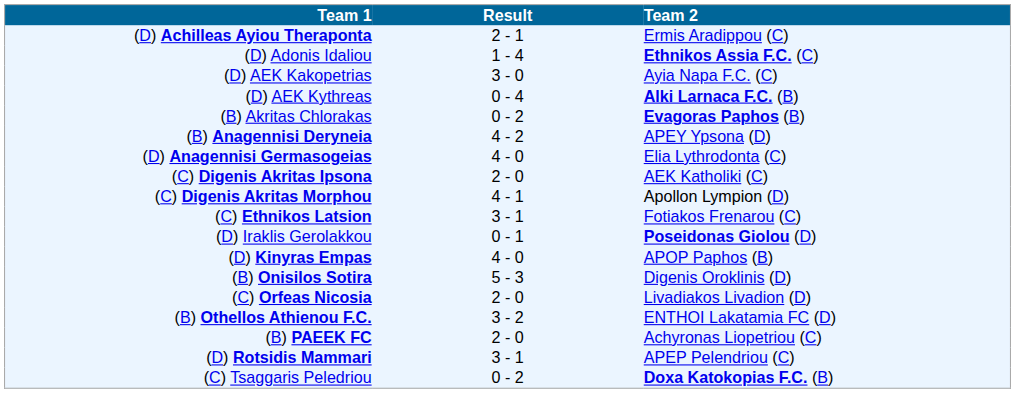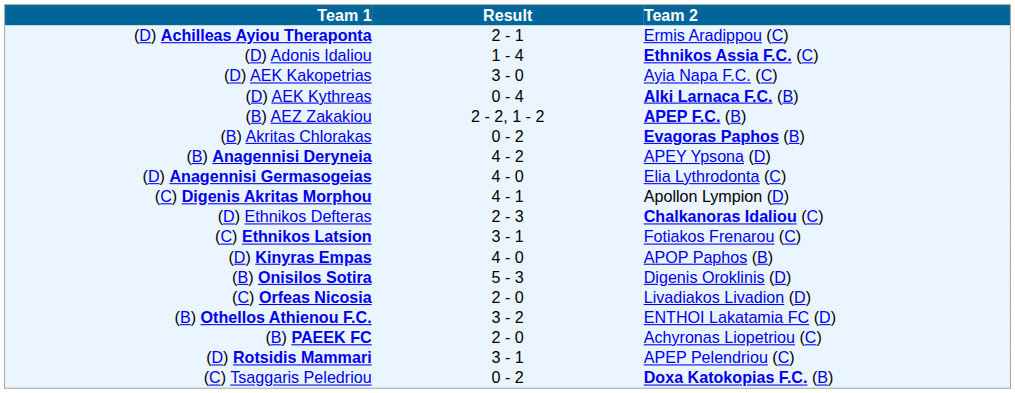+ row: (309, 116)
- row: (272, 176)
+ row: (295, 217)
- row: (294, 237)
